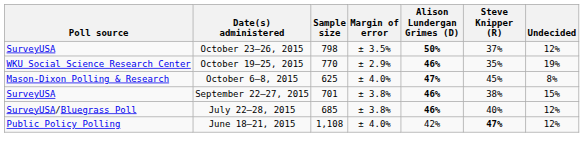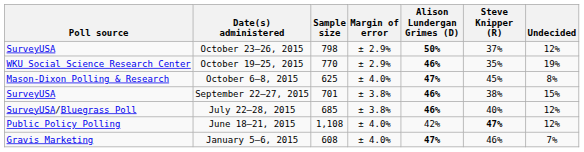(375, 48) ± 3.5% -> (375, 48) ± 2.9%
+ row: (252, 139)
